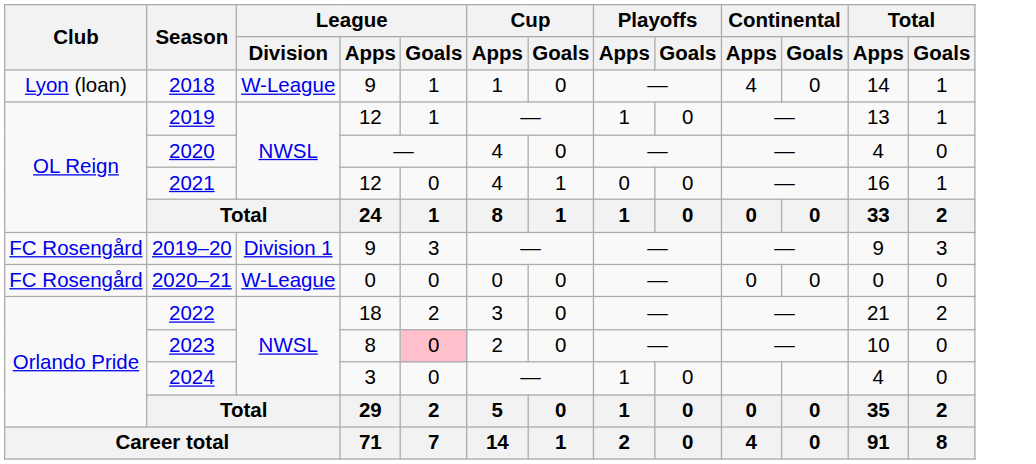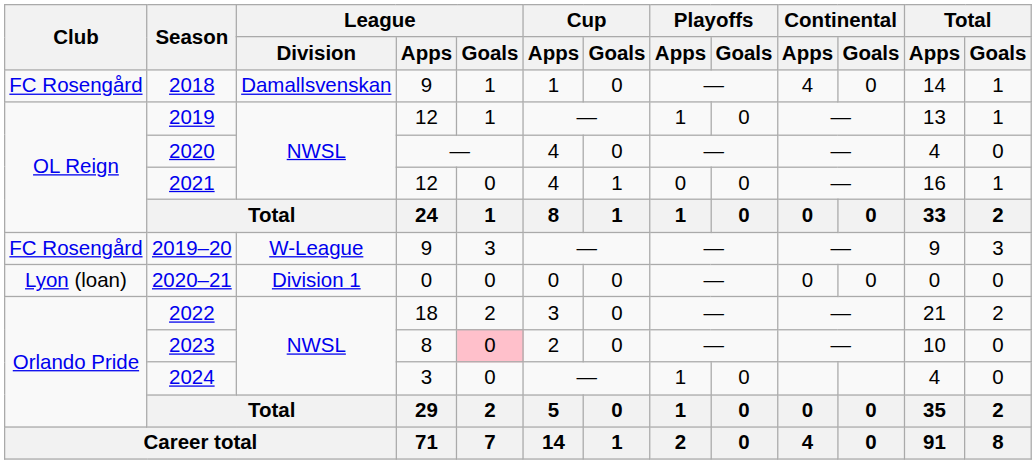(76, 85) Lyon (loan) -> (76, 85) FC Rosengård
(288, 85) W-League -> (316, 85) Damallsvenskan
(288, 248) Division 1 -> (316, 248) W-League
(76, 280) FC Rosengård -> (76, 280) Lyon (loan)
(288, 280) W-League -> (316, 280) Division 1
